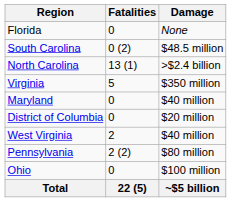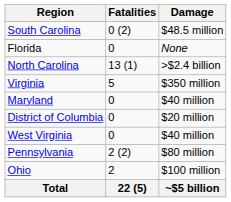rows swapped: (24, 30) <-> (44, 48)
(111, 135) 2 -> (111, 135) 0
(111, 170) 0 -> (111, 170) 2
